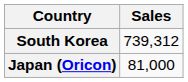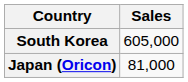(151, 41) 739,312 -> (151, 41) 605,000
